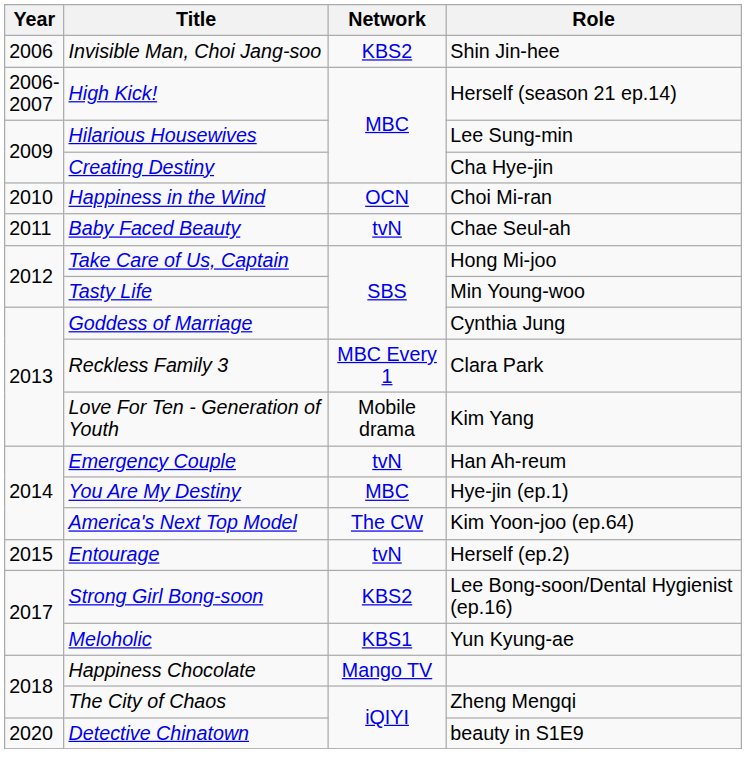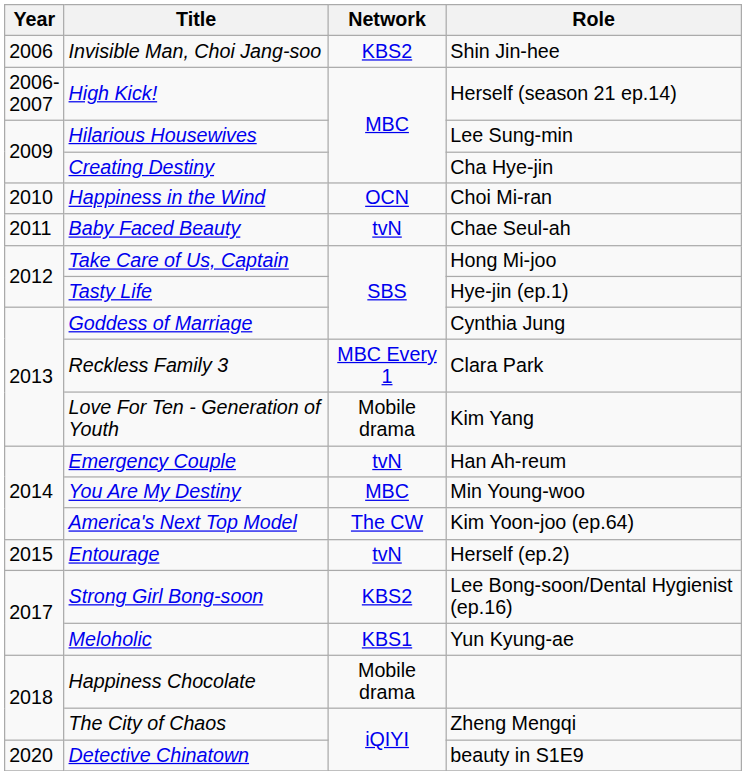(518, 291) Min Young-woo -> (509, 291) Hye-jin (ep.1)
(509, 492) Hye-jin (ep.1) -> (518, 492) Min Young-woo
(387, 670) Mango TV -> (387, 681) Mobile drama
